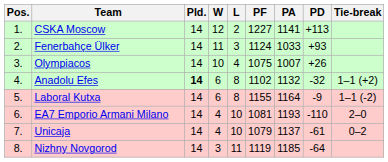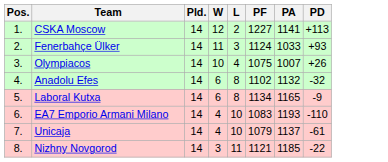- column: (358, 13)
(197, 81) bold -> (197, 81) normal
(260, 98) 1155 -> (260, 98) 1134
(289, 98) 1164 -> (289, 98) 1165
(260, 115) 1081 -> (260, 115) 1083
(260, 149) 1119 -> (260, 149) 1121
(317, 149) -64 -> (317, 149) -22
